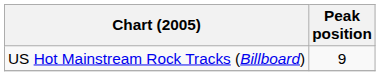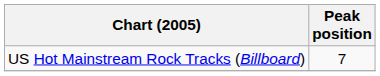(342, 58) 9 -> (342, 58) 7
